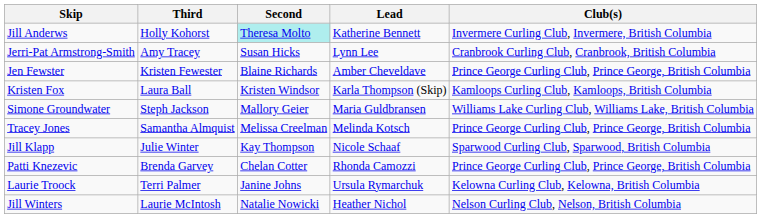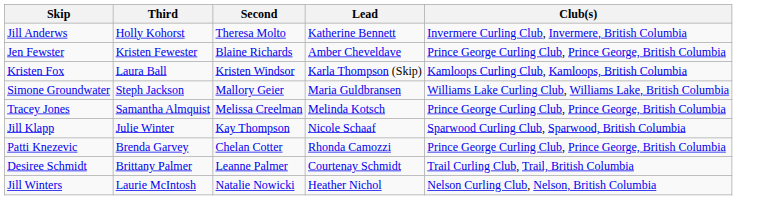(275, 33) paleturquoise background -> (251, 33) no background
- row: (71, 52)
+ row: (47, 166)
- row: (41, 185)
